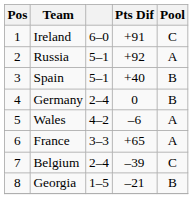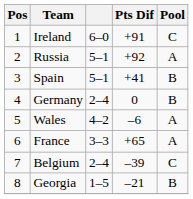(134, 78) +40 -> (134, 78) +41
